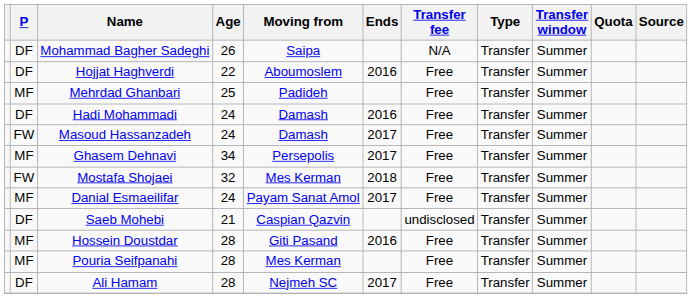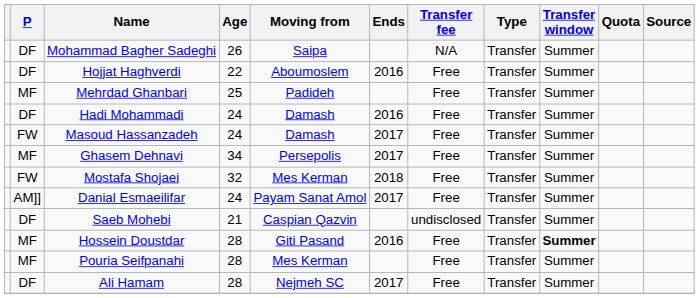(24, 198) MF -> (27, 198) AM]]
(562, 240) normal -> (569, 240) bold
